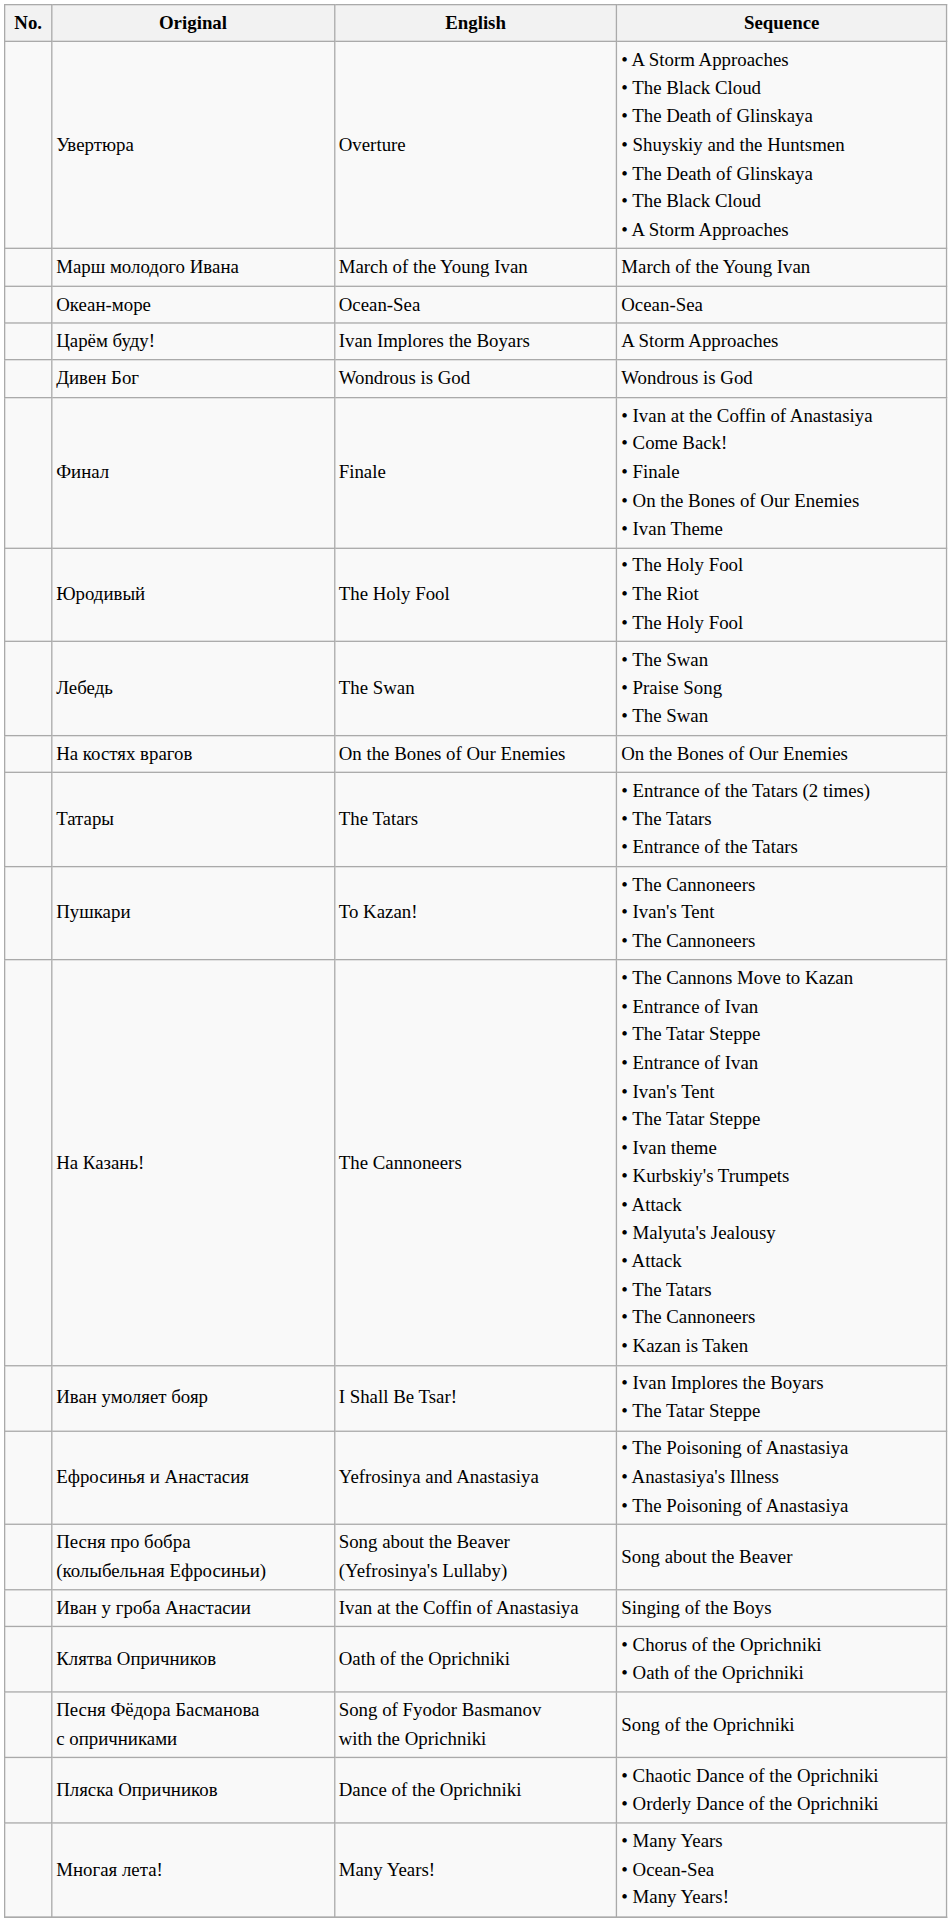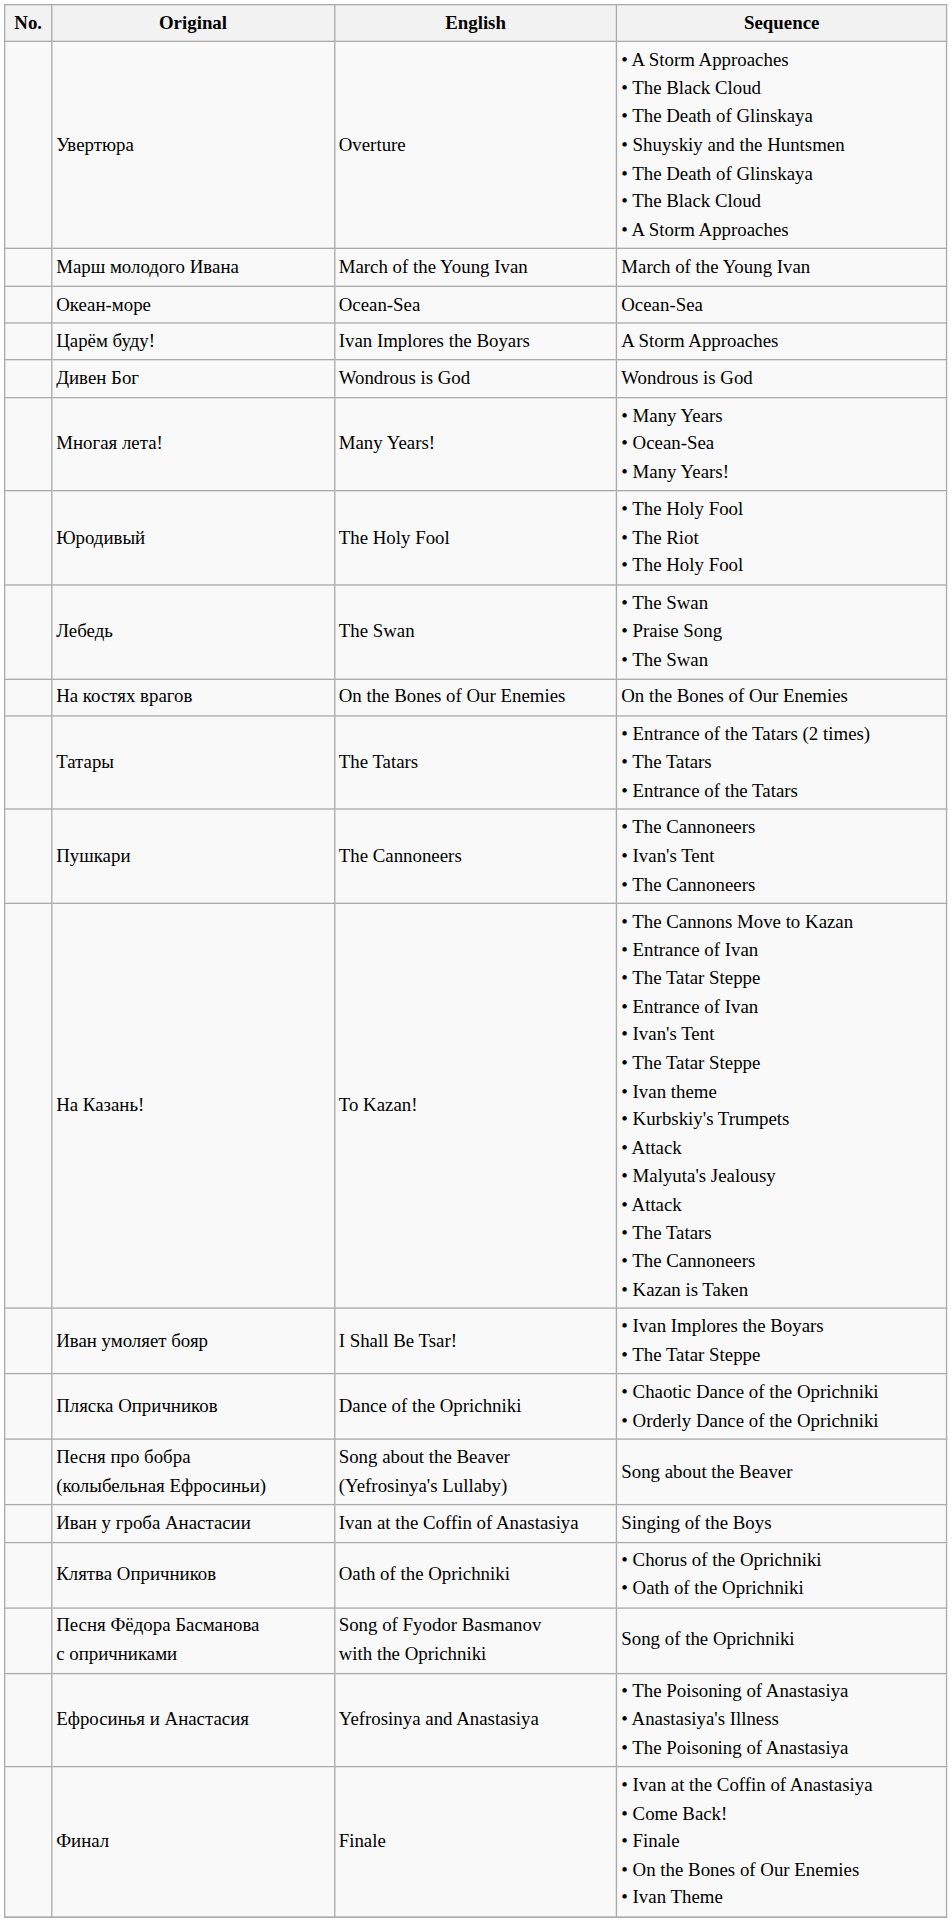rows swapped: (109, 1870) <-> (83, 472)
(378, 912) To Kazan! -> (400, 856) The Cannoneers
(400, 1162) The Cannoneers -> (378, 1105) To Kazan!
rows swapped: (153, 1477) <-> (137, 1790)
